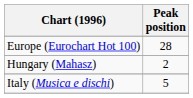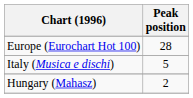rows swapped: (52, 64) <-> (61, 83)
